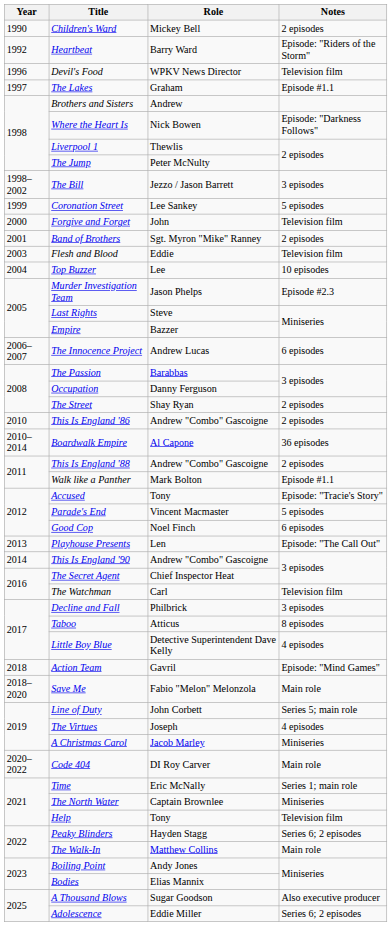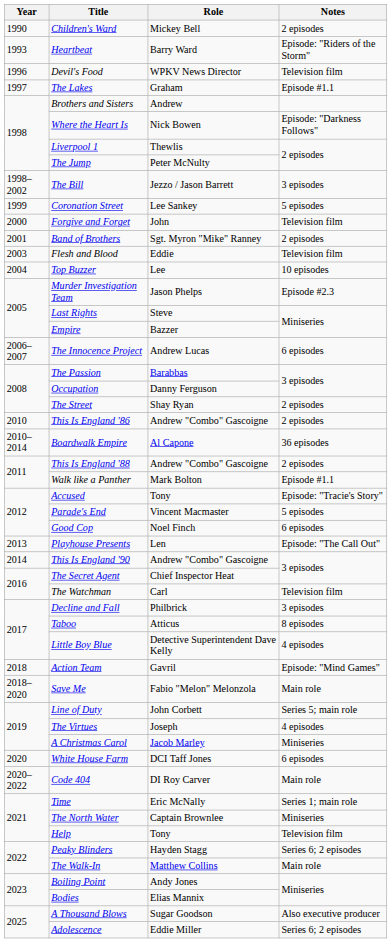(17, 50) 1992 -> (17, 50) 1993
+ row: (90, 758)
